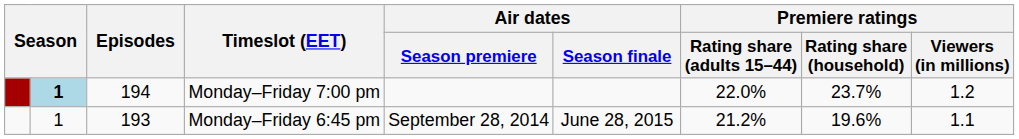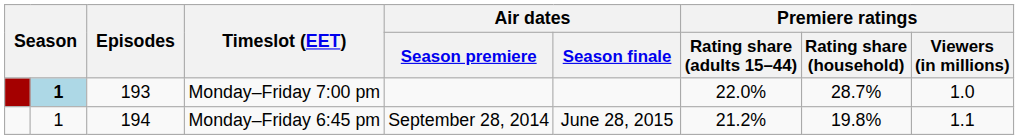(136, 92) 194 -> (136, 92) 193
(856, 92) 23.7% -> (856, 92) 28.7%
(962, 92) 1.2 -> (962, 92) 1.0
(136, 120) 193 -> (136, 120) 194
(856, 120) 19.6% -> (856, 120) 19.8%
